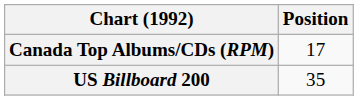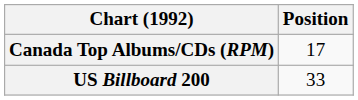(316, 79) 35 -> (316, 79) 33
